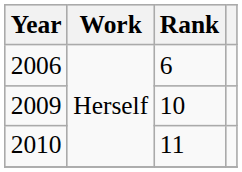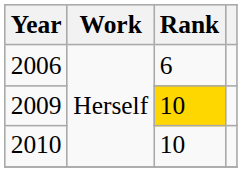(173, 105) no background -> (173, 105) gold background
(172, 145) 11 -> (173, 145) 10
